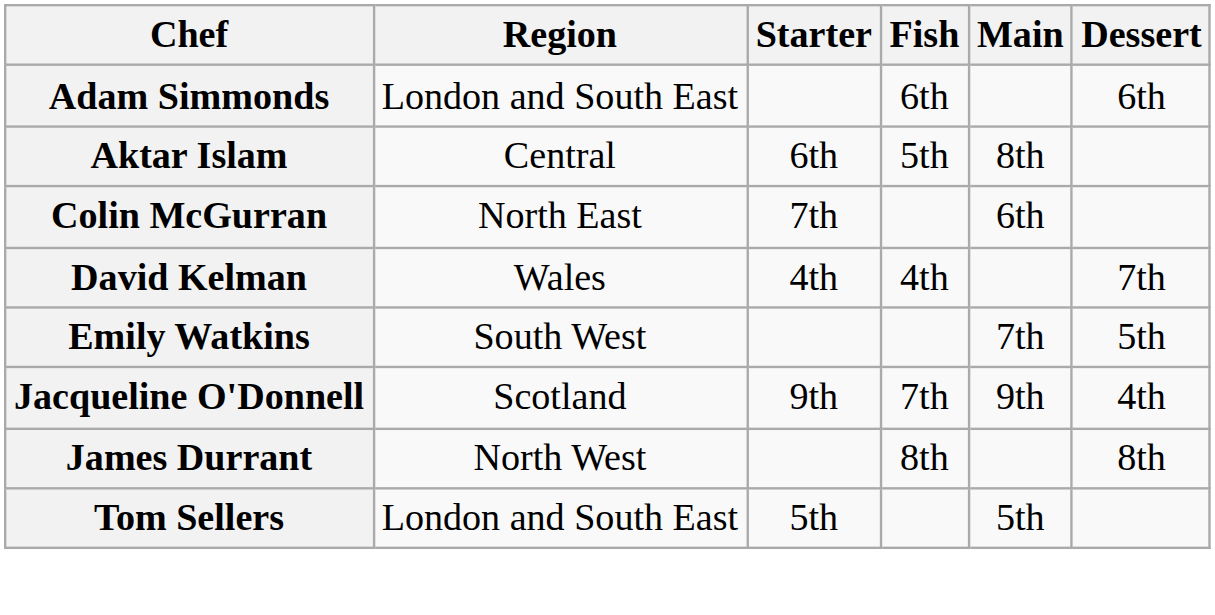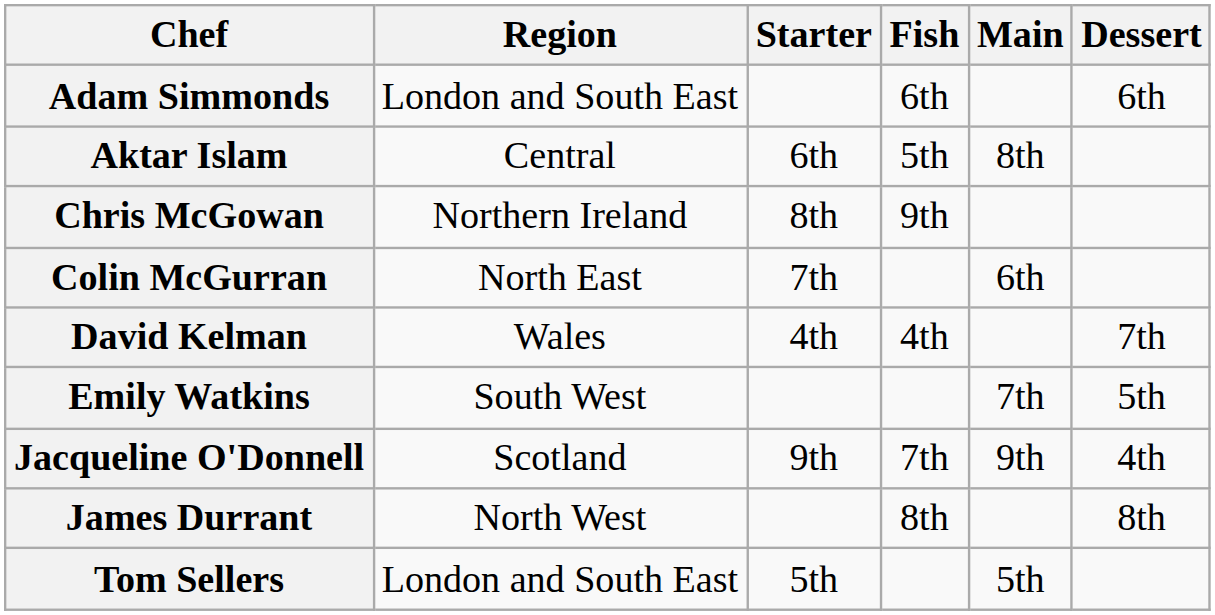+ row: (189, 215)
